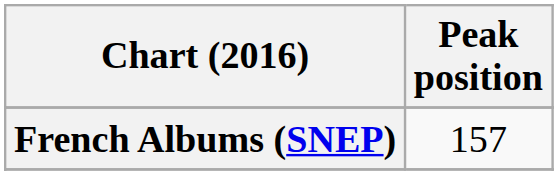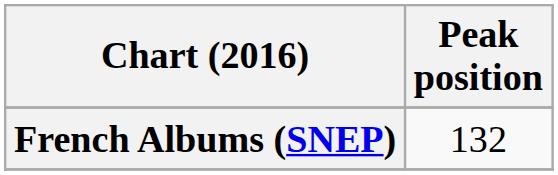(478, 137) 157 -> (478, 137) 132
